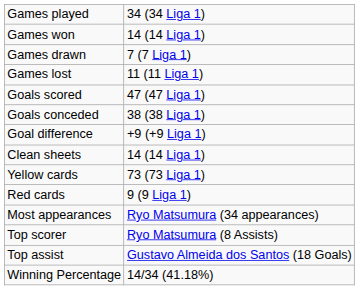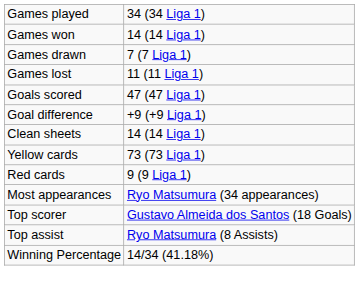- row: (53, 114)
(202, 235) Ryo Matsumura (8 Assists) -> (239, 214) Gustavo Almeida dos Santos (18 Goals)
(239, 255) Gustavo Almeida dos Santos (18 Goals) -> (202, 235) Ryo Matsumura (8 Assists)
